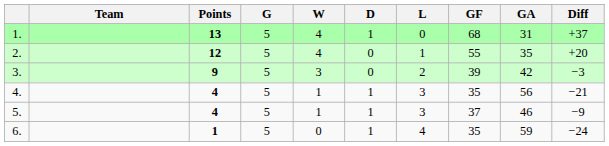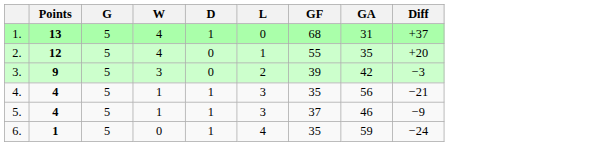- column: (109, 14)
